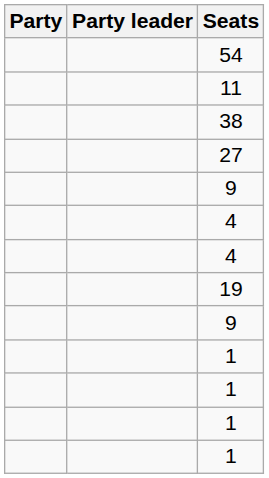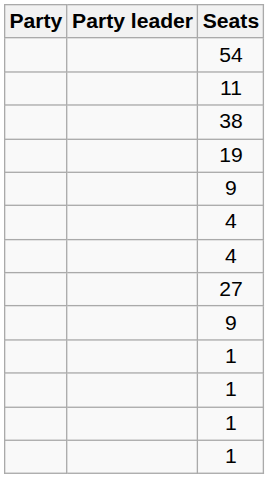rows swapped: (36, 155) <-> (36, 289)
